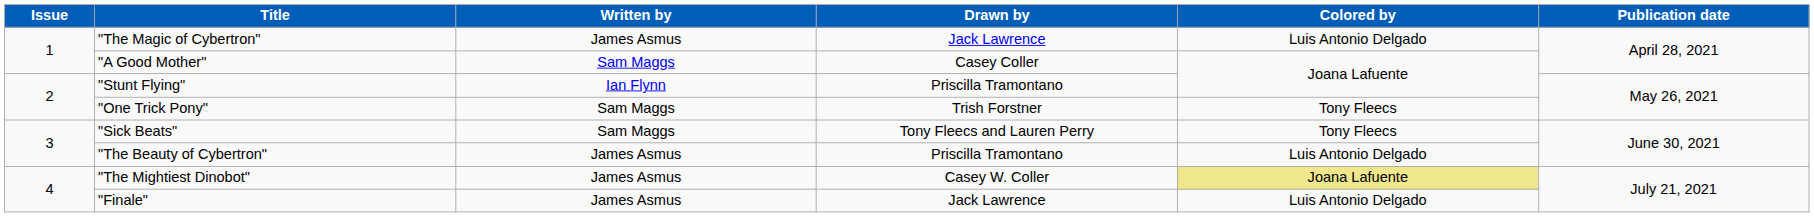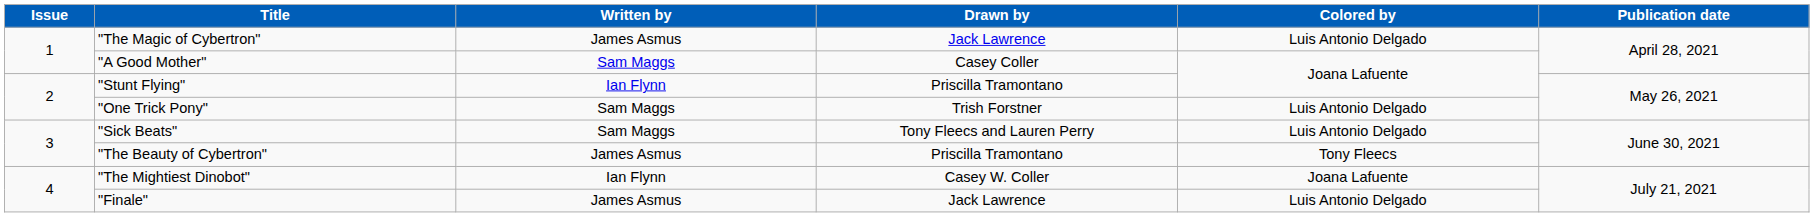(1358, 108) Tony Fleecs -> (1358, 108) Luis Antonio Delgado
(1358, 131) Tony Fleecs -> (1358, 131) Luis Antonio Delgado
(1358, 154) Luis Antonio Delgado -> (1358, 154) Tony Fleecs
(636, 177) James Asmus -> (636, 177) Ian Flynn
(1358, 177) khaki background -> (1358, 177) no background
